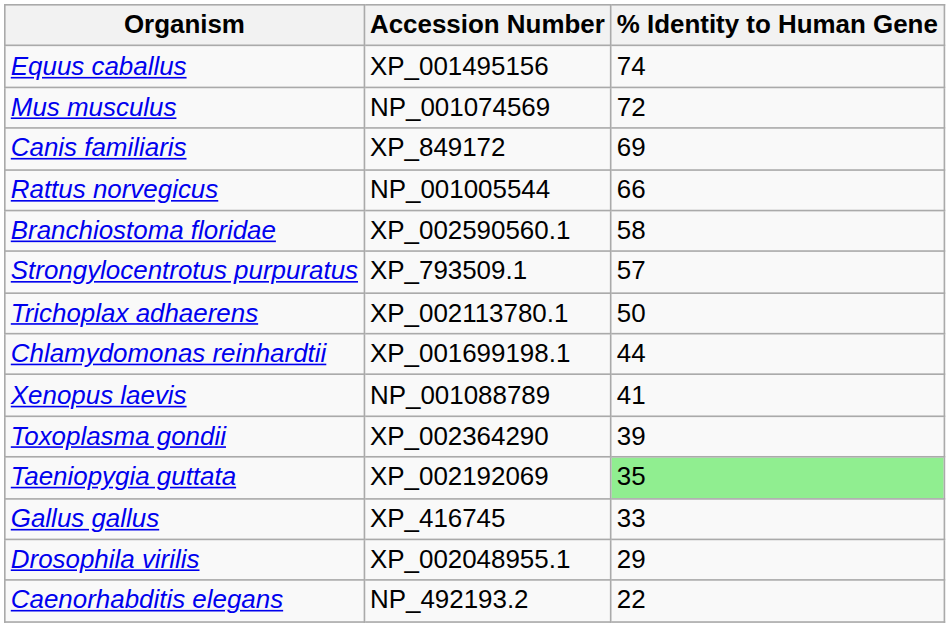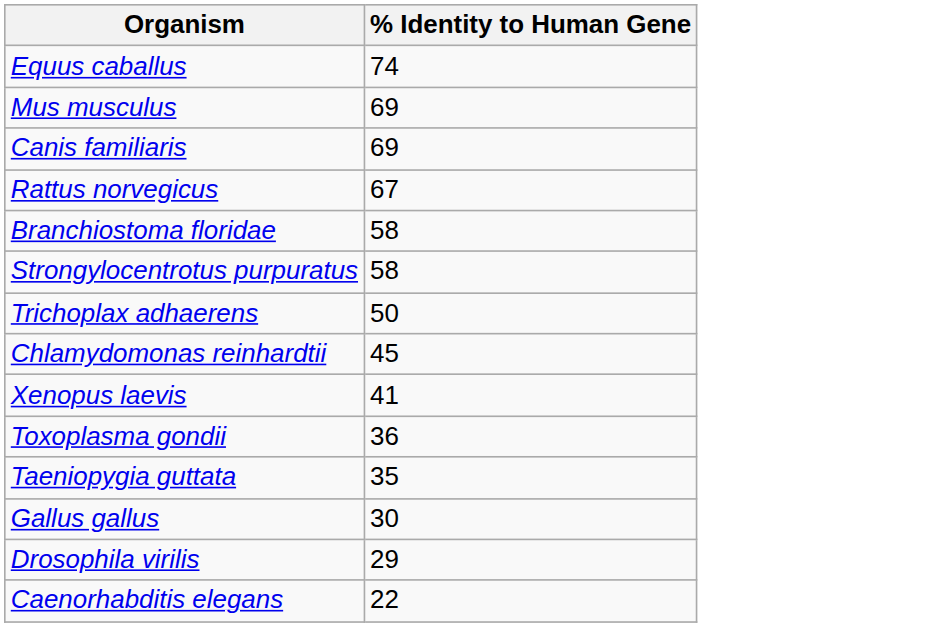- column: (487, 25)
(631, 107) 72 -> (384, 107) 69
(631, 189) 66 -> (384, 189) 67
(631, 271) 57 -> (384, 271) 58
(631, 353) 44 -> (384, 353) 45
(631, 436) 39 -> (384, 436) 36
(631, 477) lightgreen background -> (384, 477) no background
(631, 518) 33 -> (384, 518) 30
